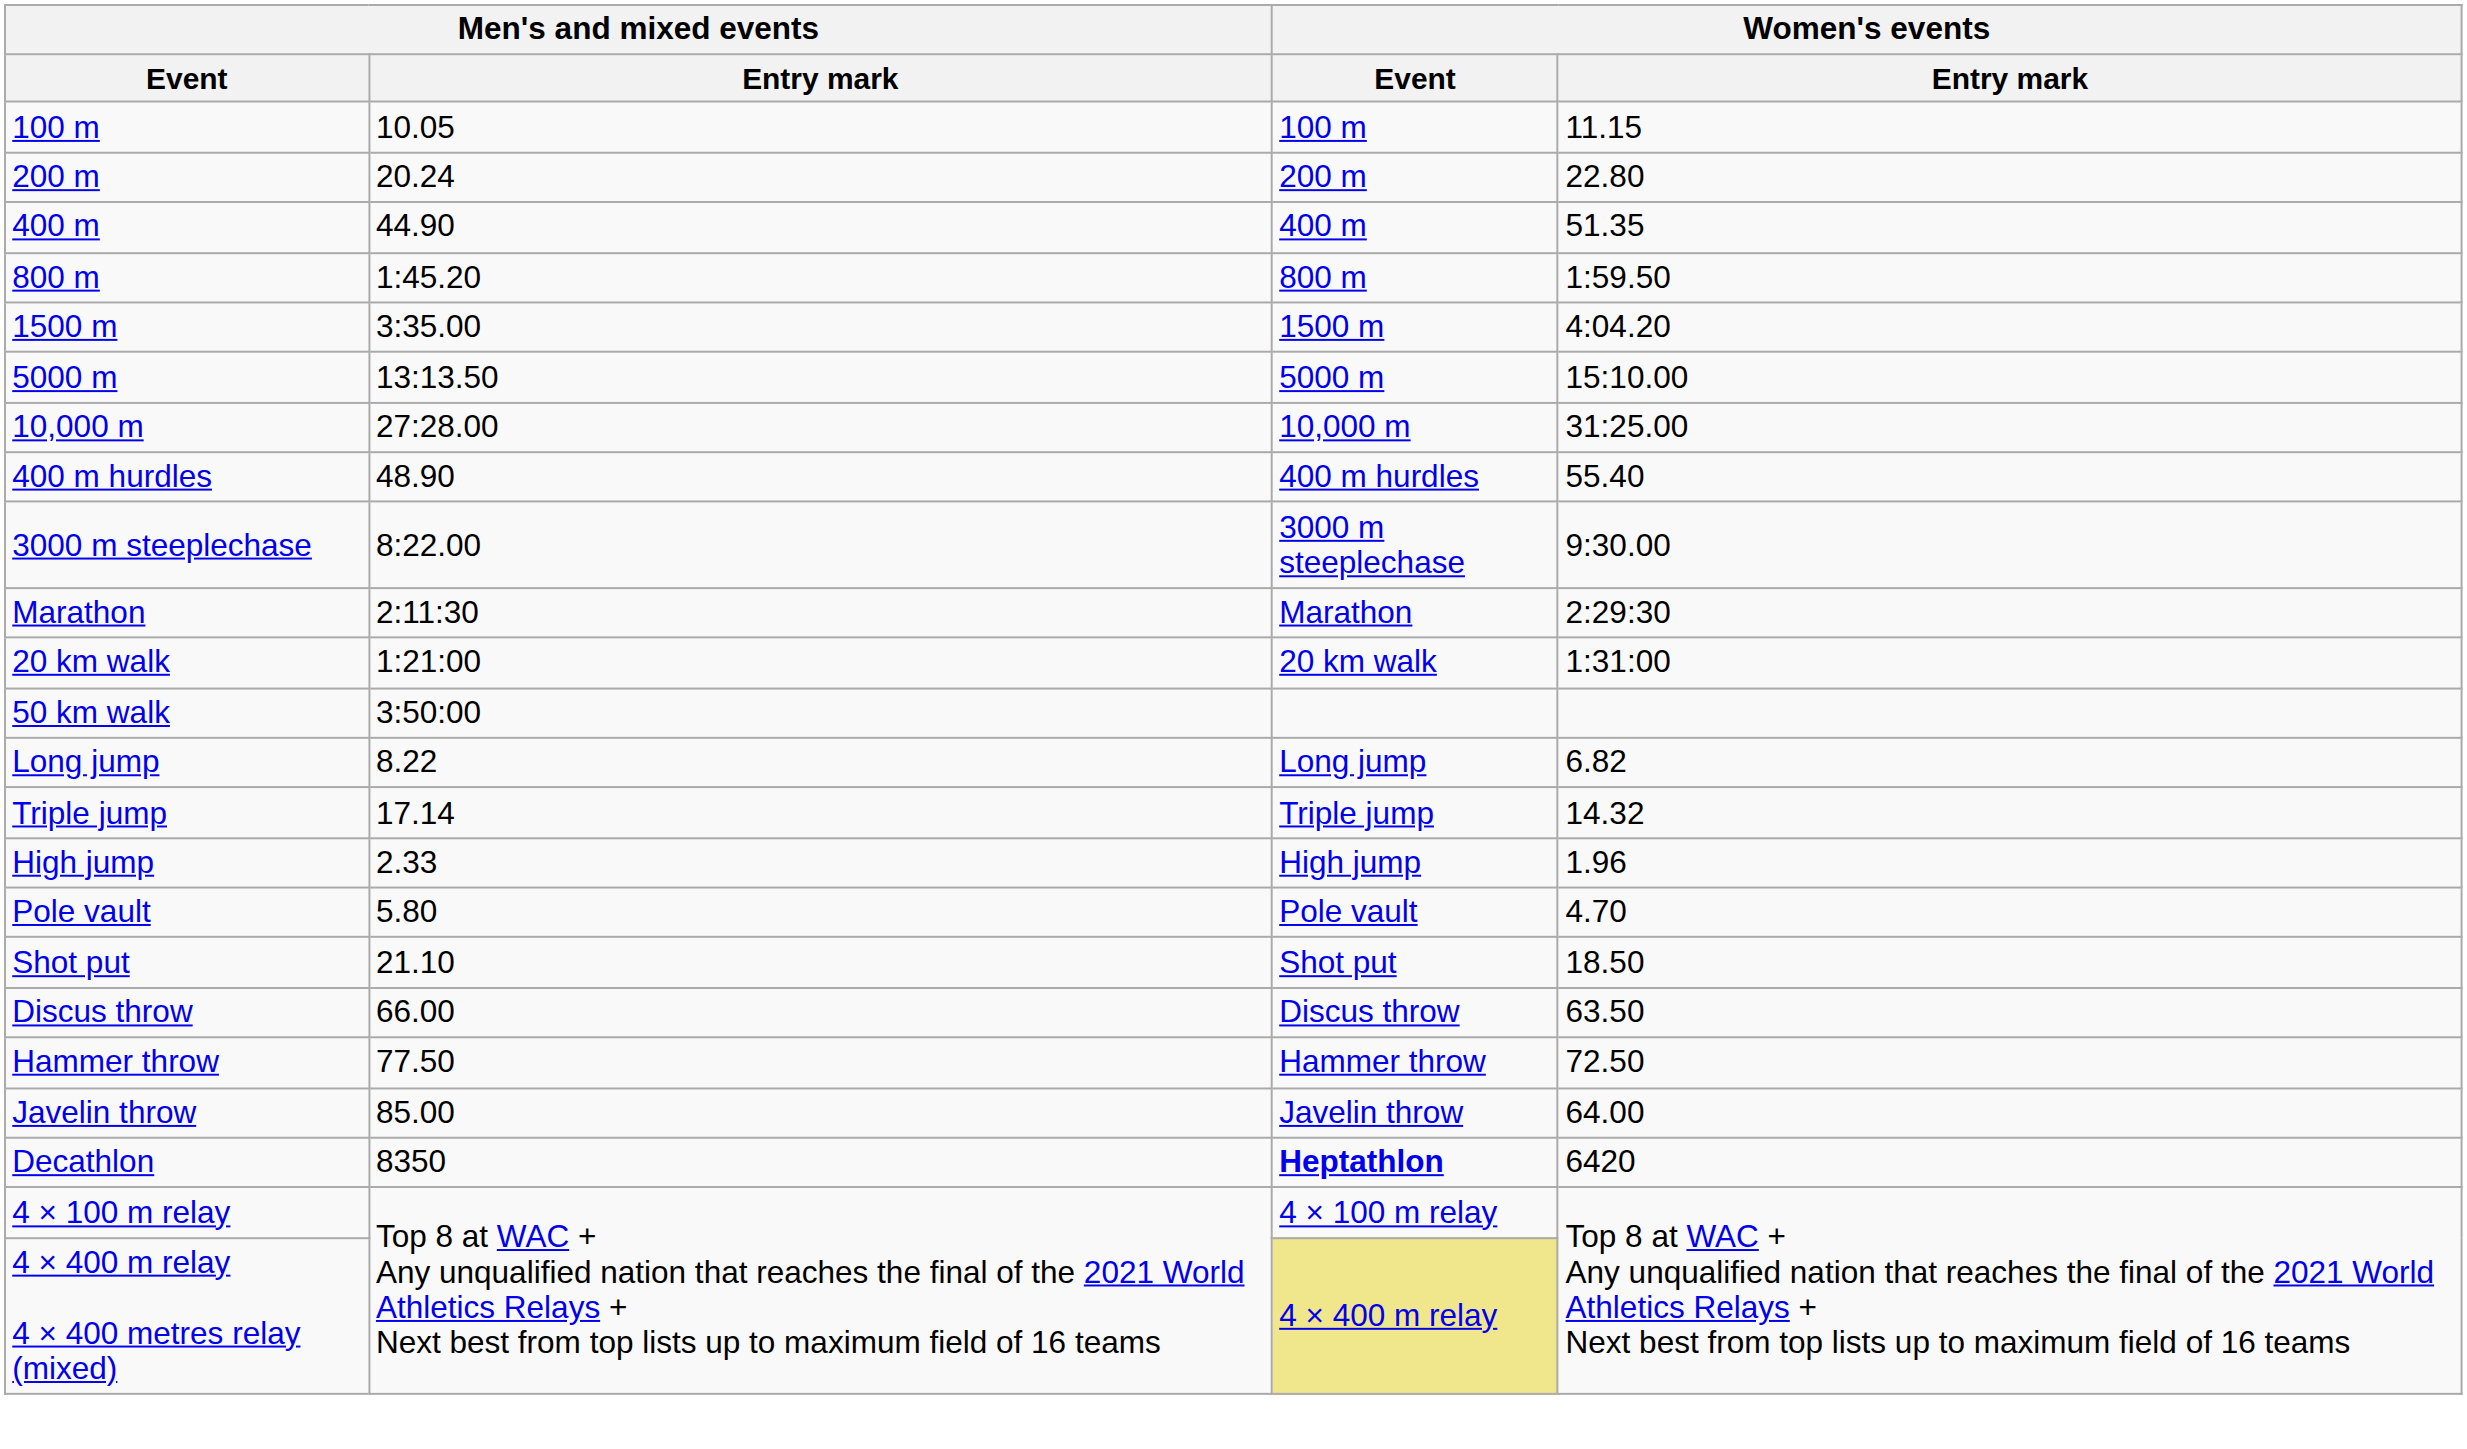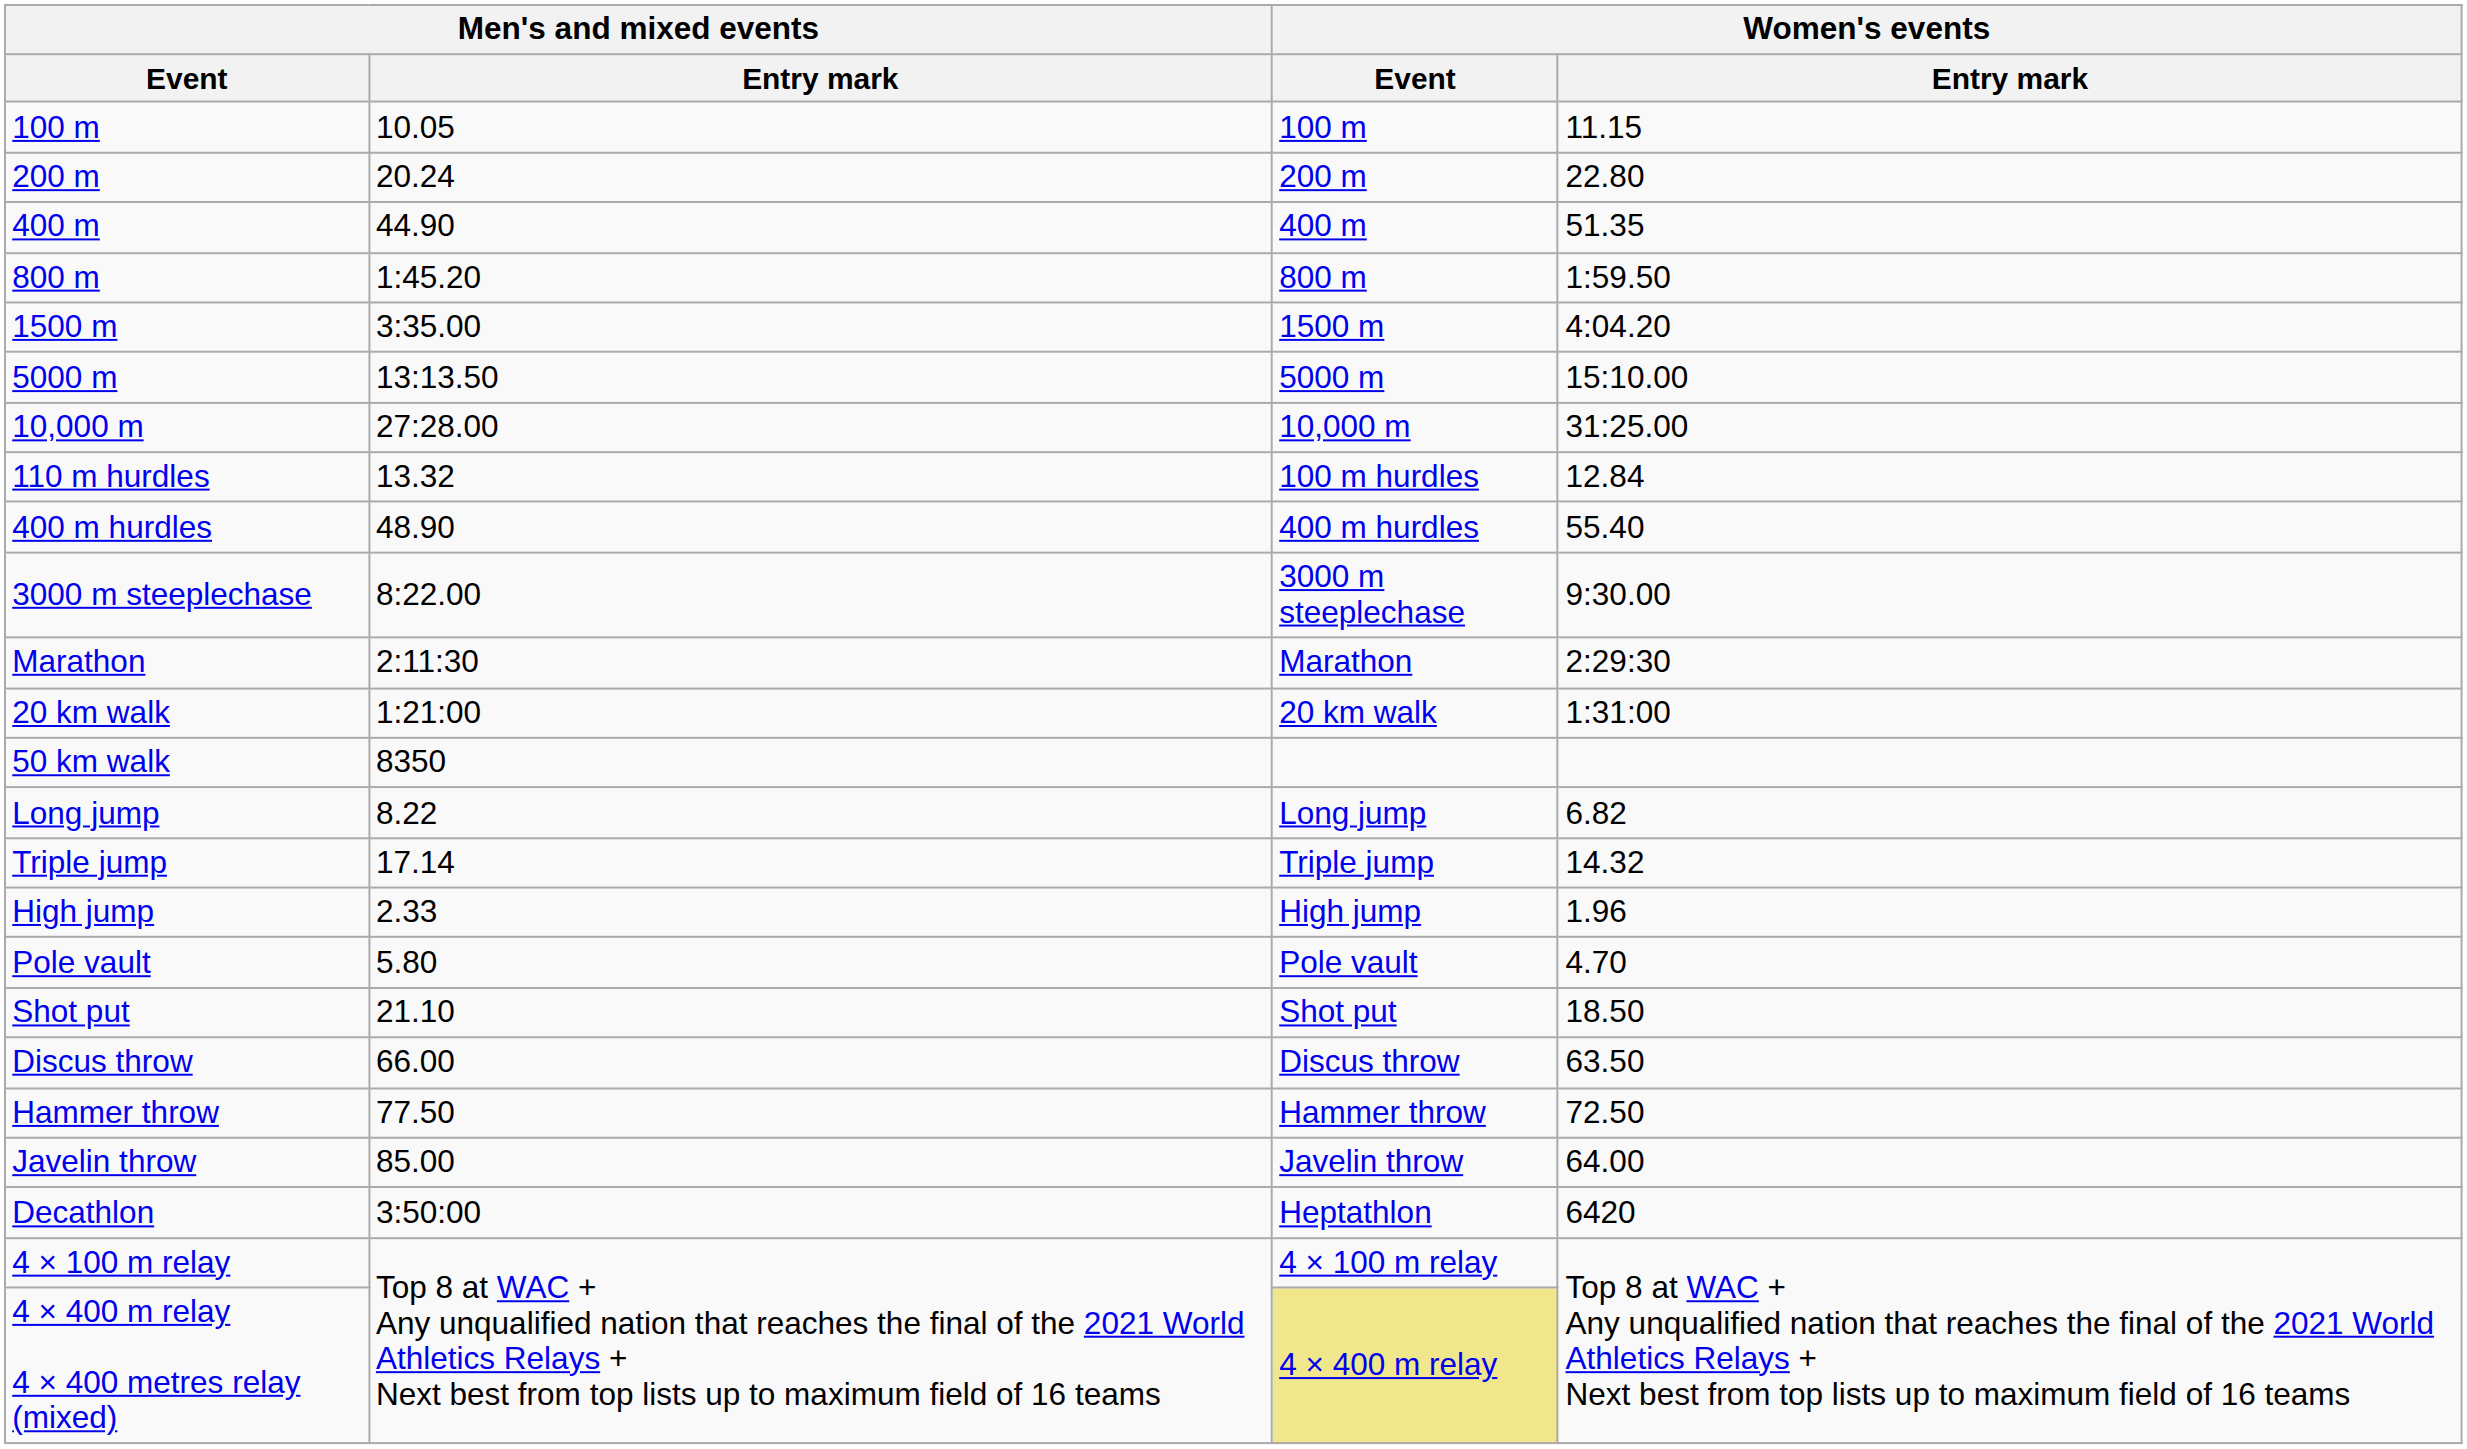+ row: (111, 476)
(429, 712) 3:50:00 -> (411, 762) 8350
(411, 1162) 8350 -> (429, 1212) 3:50:00
(1361, 1162) bold -> (1355, 1212) normal
